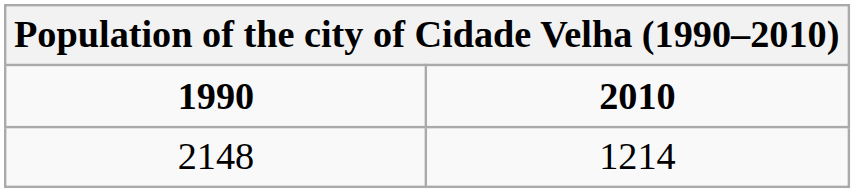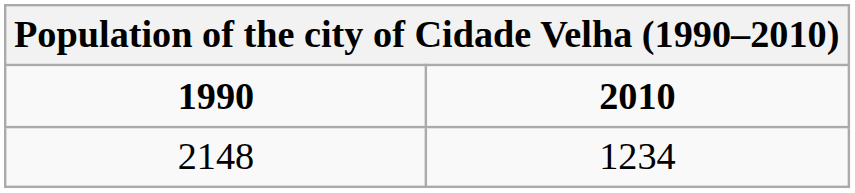(637, 156) 1214 -> (637, 156) 1234
